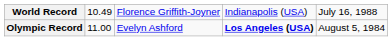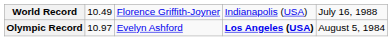(99, 28) 11.00 -> (100, 28) 10.97
